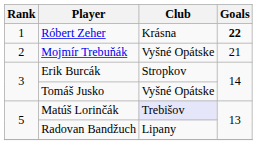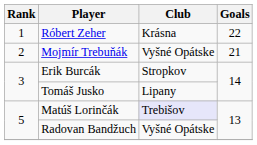(235, 33) bold -> (235, 33) normal
(178, 91) Vyšné Opátske -> (159, 91) Lipany
(159, 129) Lipany -> (178, 129) Vyšné Opátske
